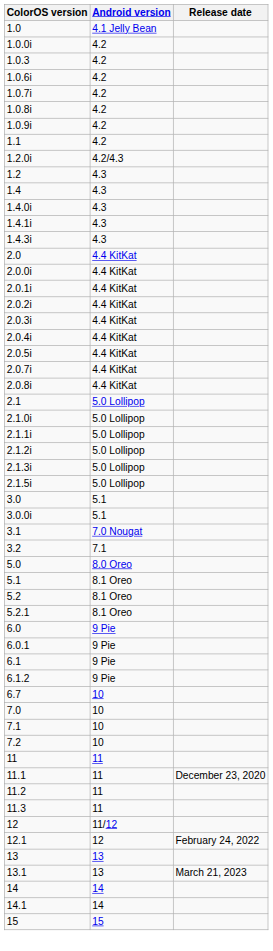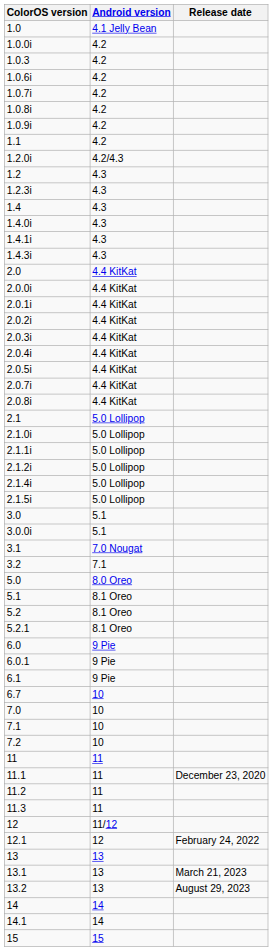+ row: (19, 191)
- row: (19, 467)
+ row: (19, 483)
- row: (18, 678)
+ row: (17, 889)
